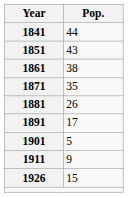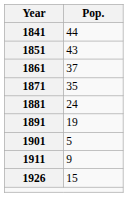(72, 68) 38 -> (72, 68) 37
(72, 104) 26 -> (72, 104) 24
(72, 123) 17 -> (72, 123) 19
